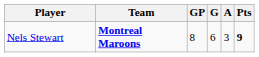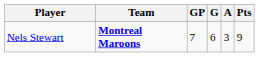(192, 36) 8 -> (192, 36) 7
(239, 36) bold -> (239, 36) normal
